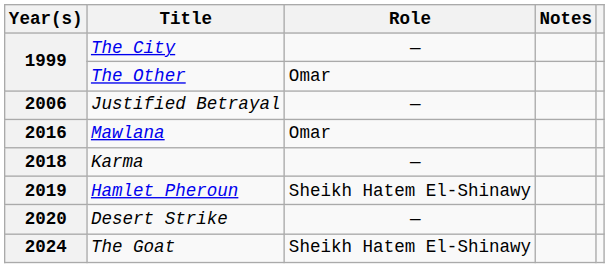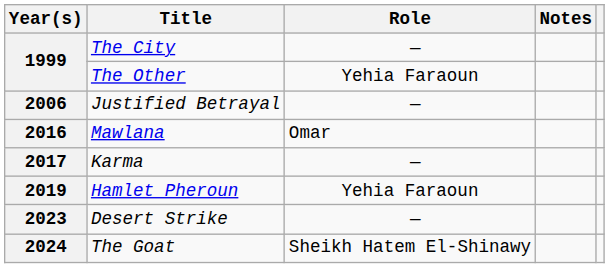(310, 76) Omar -> (410, 76) Yehia Faraoun
(46, 162) 2018 -> (46, 162) 2017
(410, 191) Sheikh Hatem El-Shinawy -> (410, 191) Yehia Faraoun
(46, 219) 2020 -> (46, 219) 2023
